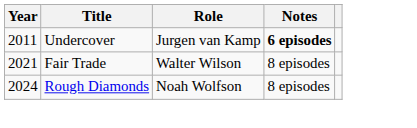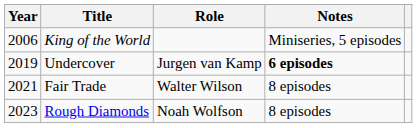+ row: (97, 39)
(22, 39) 2011 -> (23, 63) 2019
(23, 87) 2024 -> (23, 110) 2023
